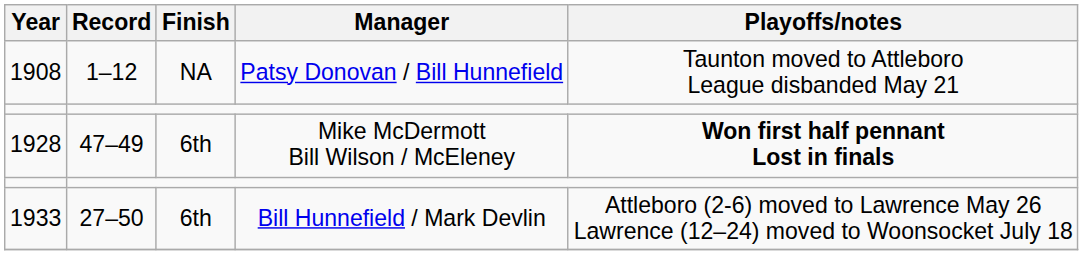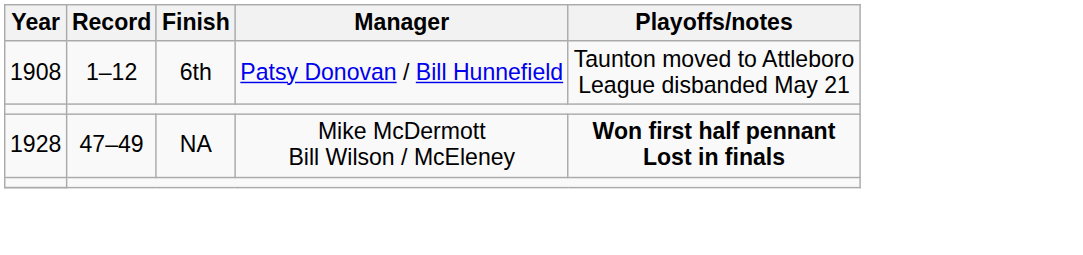(196, 72) NA -> (196, 72) 6th
(196, 145) 6th -> (196, 145) NA
- row: (36, 218)
